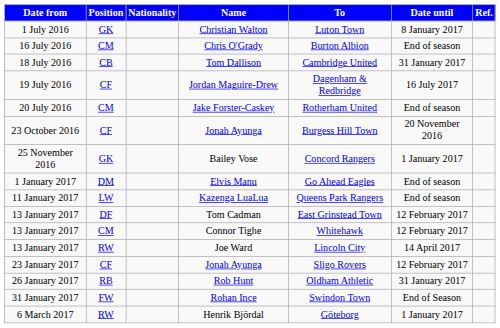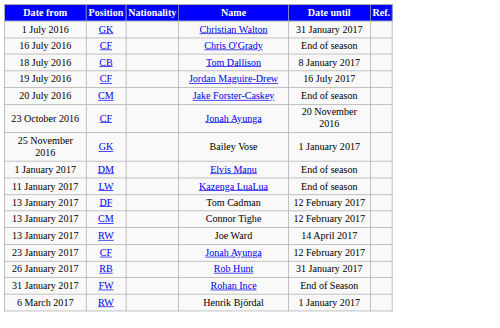- column: (340, 13)
(432, 29) 8 January 2017 -> (329, 29) 31 January 2017
(106, 46) CM -> (106, 46) CF
(432, 63) 31 January 2017 -> (329, 63) 8 January 2017
